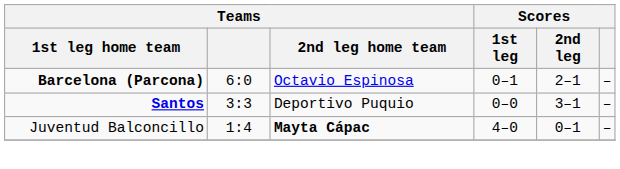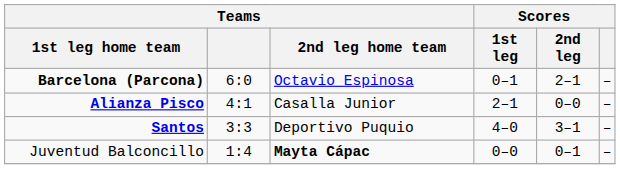+ row: (147, 104)
(505, 104) 0–0 -> (505, 128) 4–0
(505, 128) 4–0 -> (505, 152) 0–0
